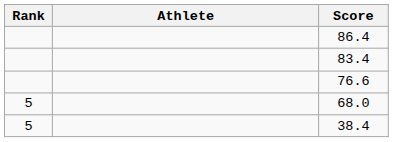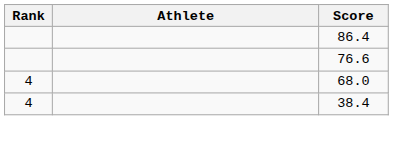- row: (353, 60)
(29, 104) 5 -> (29, 82) 4
(29, 126) 5 -> (29, 104) 4
